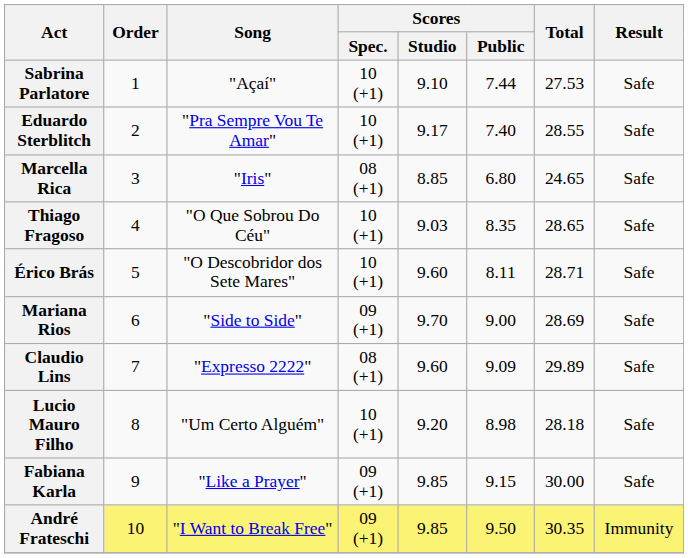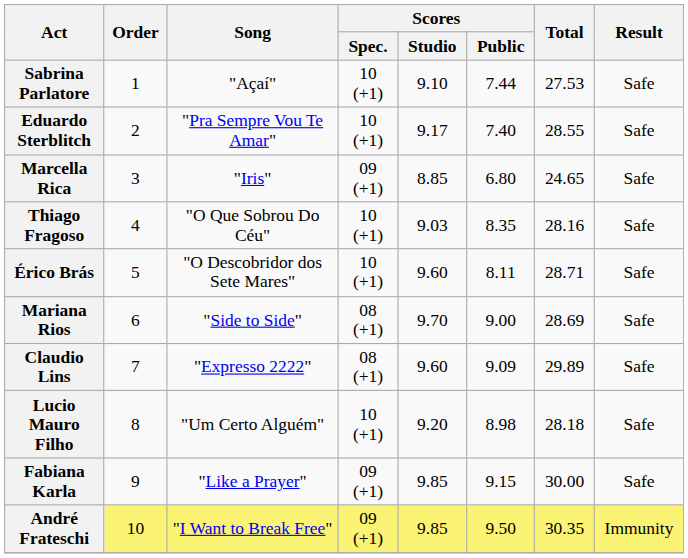(368, 178) 08 (+1) -> (368, 178) 09 (+1)
(565, 225) 28.65 -> (565, 225) 28.16
(368, 319) 09 (+1) -> (368, 319) 08 (+1)
